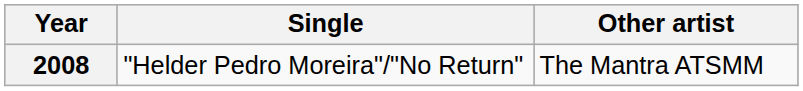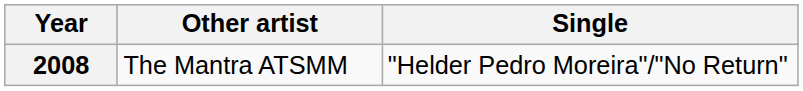columns swapped: (326, 24) <-> (666, 24)
